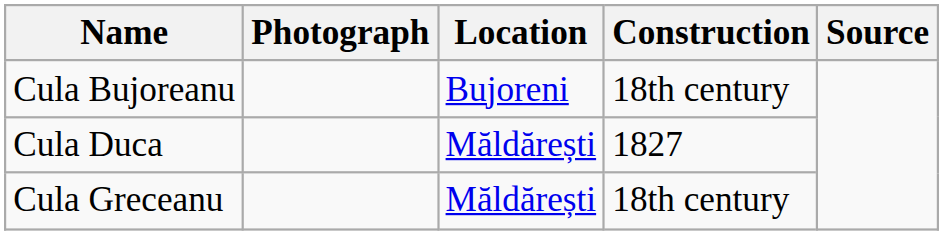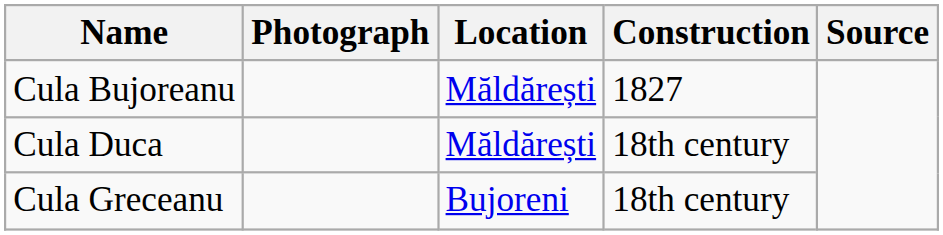(507, 88) Bujoreni -> (521, 88) Măldărești
(701, 88) 18th century -> (648, 88) 1827
(648, 144) 1827 -> (701, 144) 18th century
(521, 199) Măldărești -> (507, 199) Bujoreni
